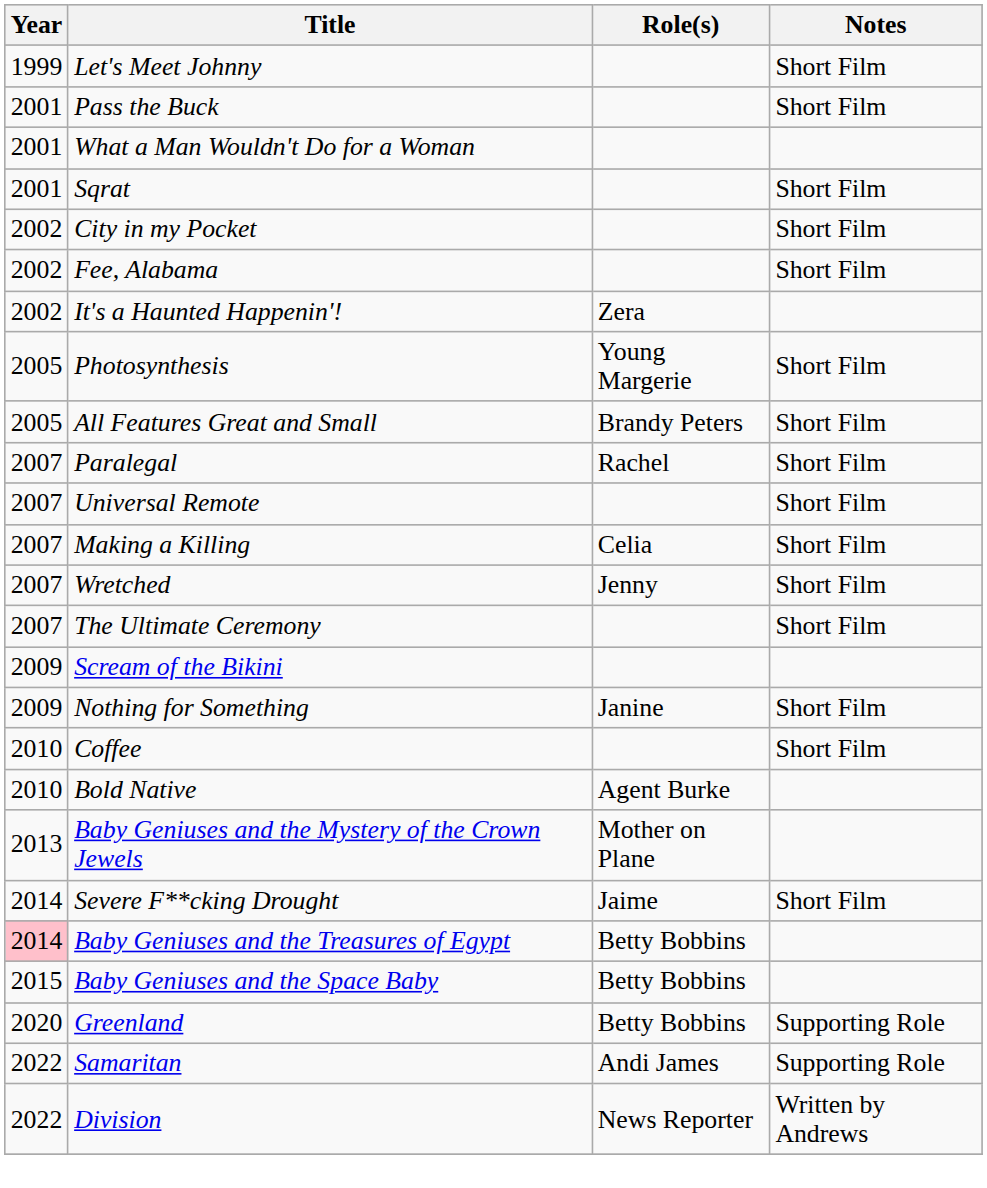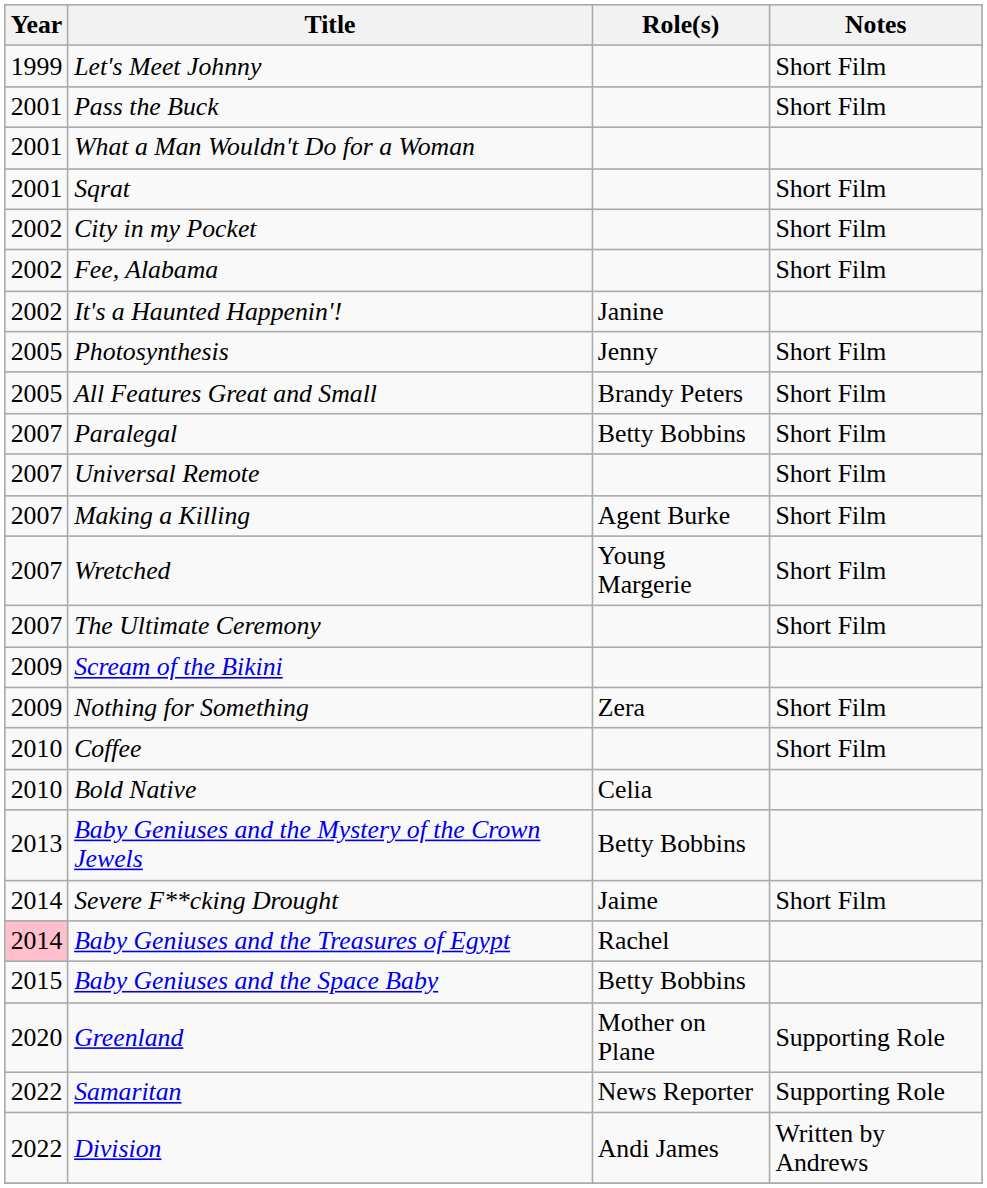(621, 310) Zera -> (631, 310) Janine
(645, 366) Young Margerie -> (628, 351) Jenny
(634, 462) Rachel -> (672, 433) Betty Bobbins
(625, 544) Celia -> (664, 515) Agent Burke
(628, 585) Jenny -> (645, 570) Young Margerie
(631, 707) Janine -> (621, 707) Zera
(664, 789) Agent Burke -> (625, 789) Celia
(652, 844) Mother on Plane -> (672, 844) Betty Bobbins
(672, 940) Betty Bobbins -> (634, 940) Rachel
(672, 1022) Betty Bobbins -> (652, 1037) Mother on Plane
(658, 1063) Andi James -> (675, 1092) News Reporter
(675, 1118) News Reporter -> (658, 1147) Andi James
